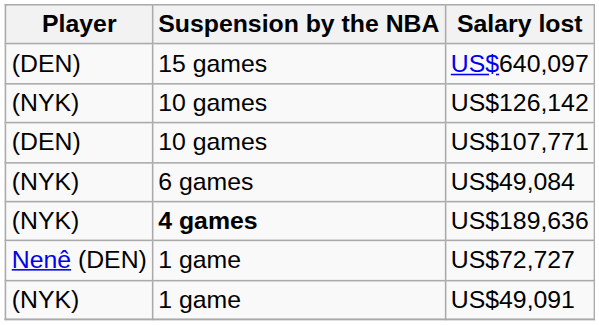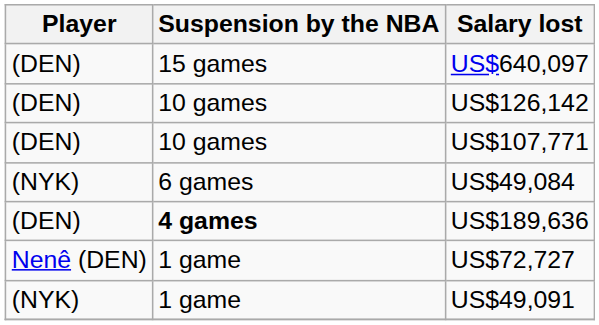(46, 102) (NYK) -> (46, 102) (DEN)
(46, 220) (NYK) -> (46, 220) (DEN)
